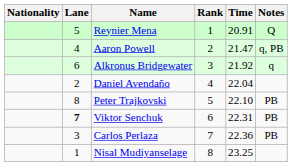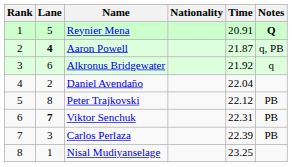columns swapped: (210, 13) <-> (33, 13)
(271, 30) normal -> (271, 30) bold
(77, 48) normal -> (50, 48) bold
(241, 48) 21.47 -> (241, 48) 21.87
(241, 100) 22.10 -> (241, 100) 22.12
(241, 135) 22.36 -> (241, 135) 22.39
